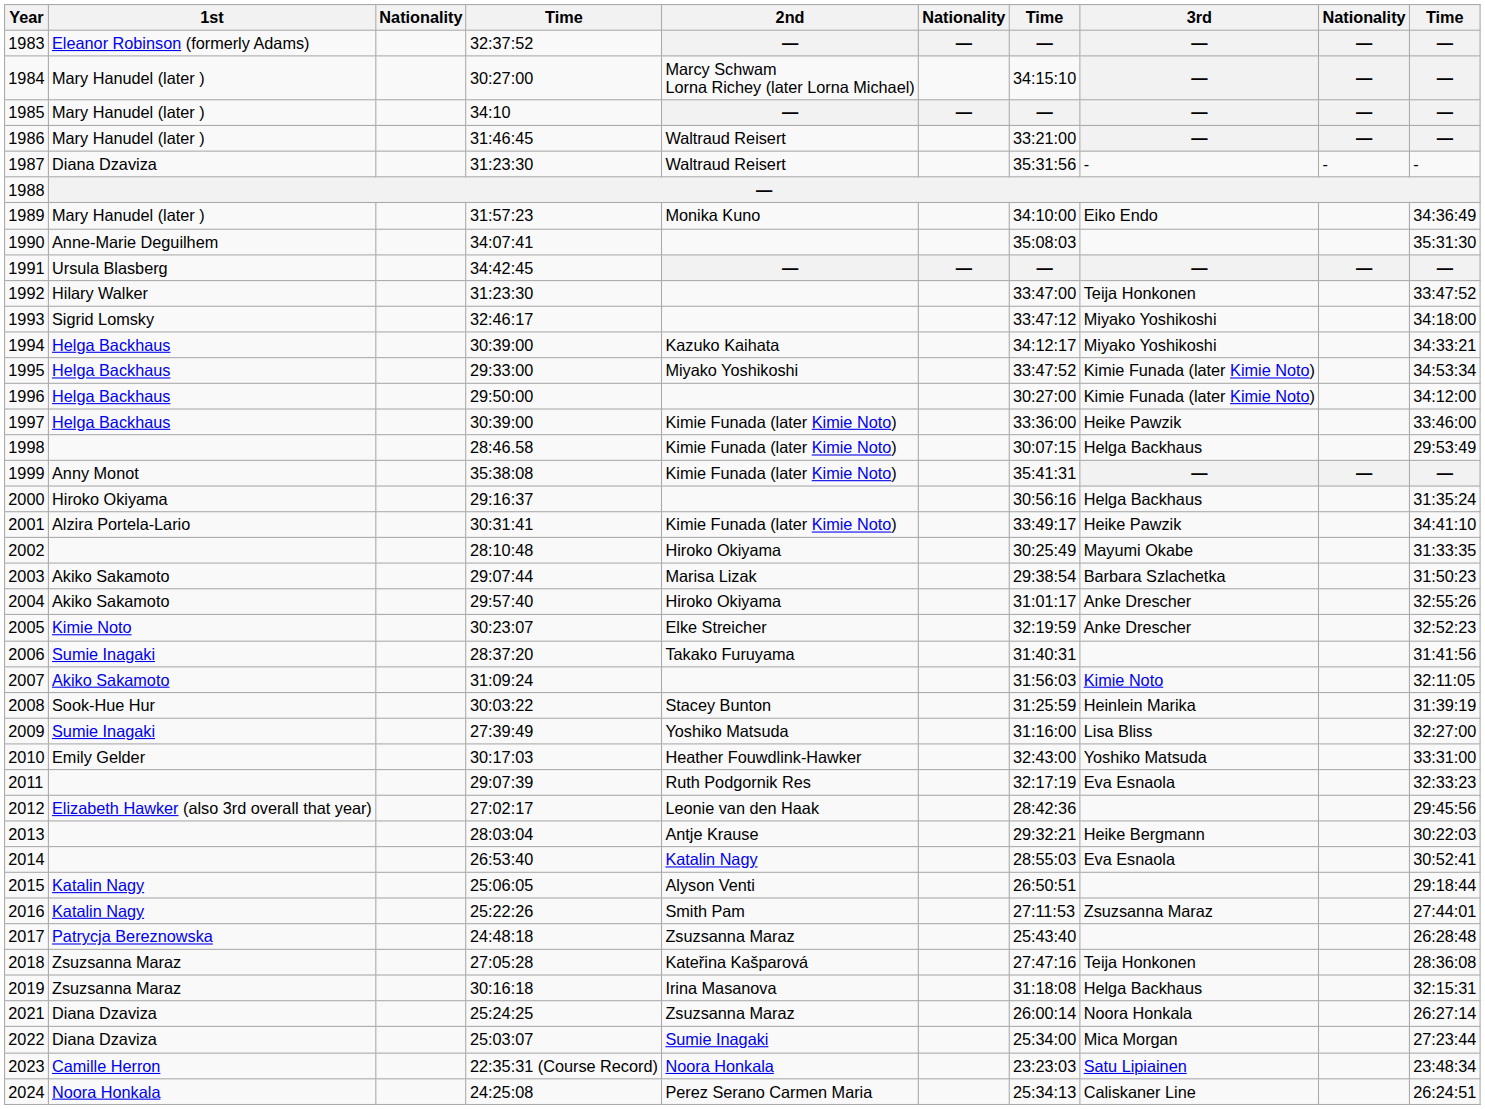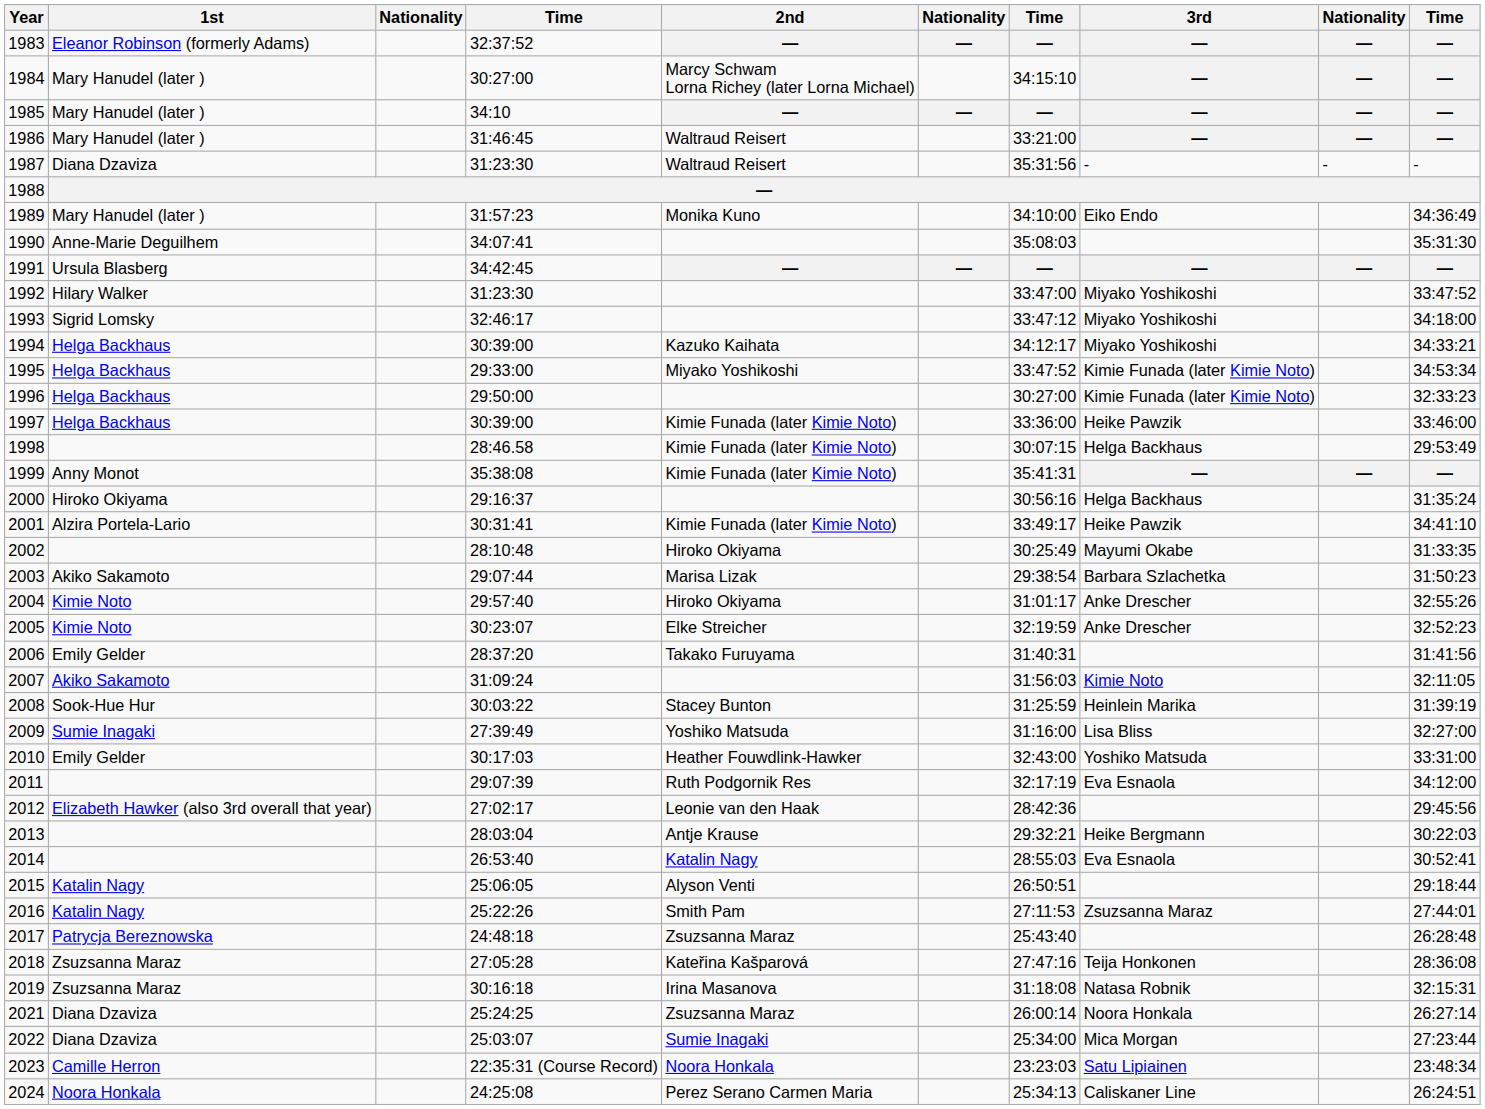(1140, 293) Teija Honkonen -> (1150, 293) Miyako Yoshikoshi
(1445, 396) 34:12:00 -> (1445, 396) 32:33:23
(111, 602) Akiko Sakamoto -> (92, 602) Kimie Noto
(104, 654) Sumie Inagaki -> (99, 654) Emily Gelder
(1445, 782) 32:33:23 -> (1445, 782) 34:12:00
(1143, 988) Helga Backhaus -> (1137, 988) Natasa Robnik
